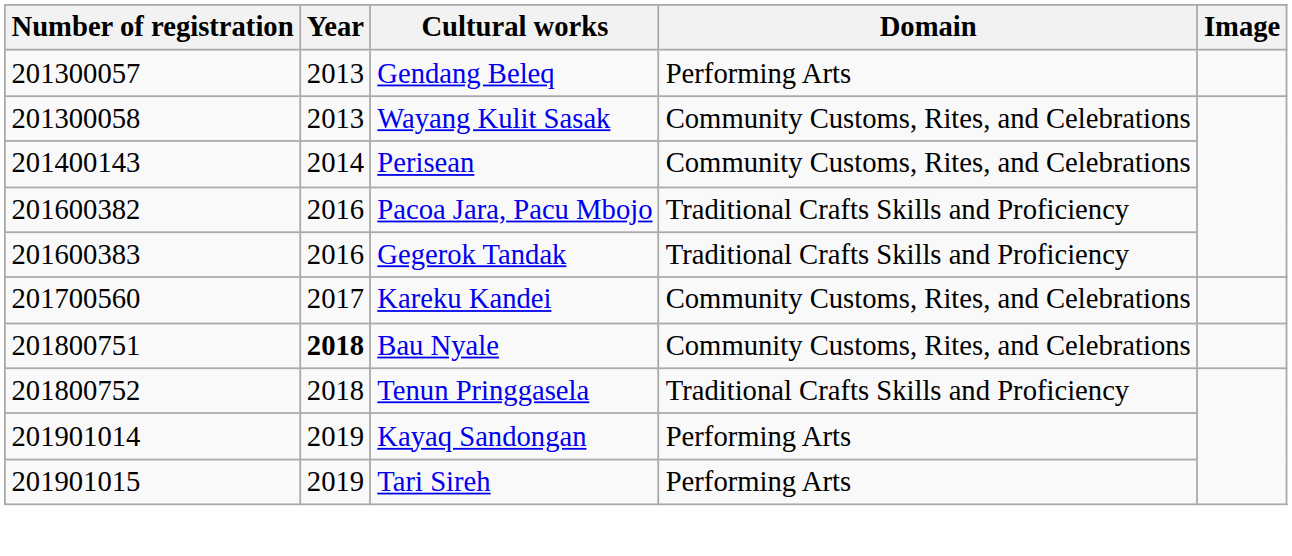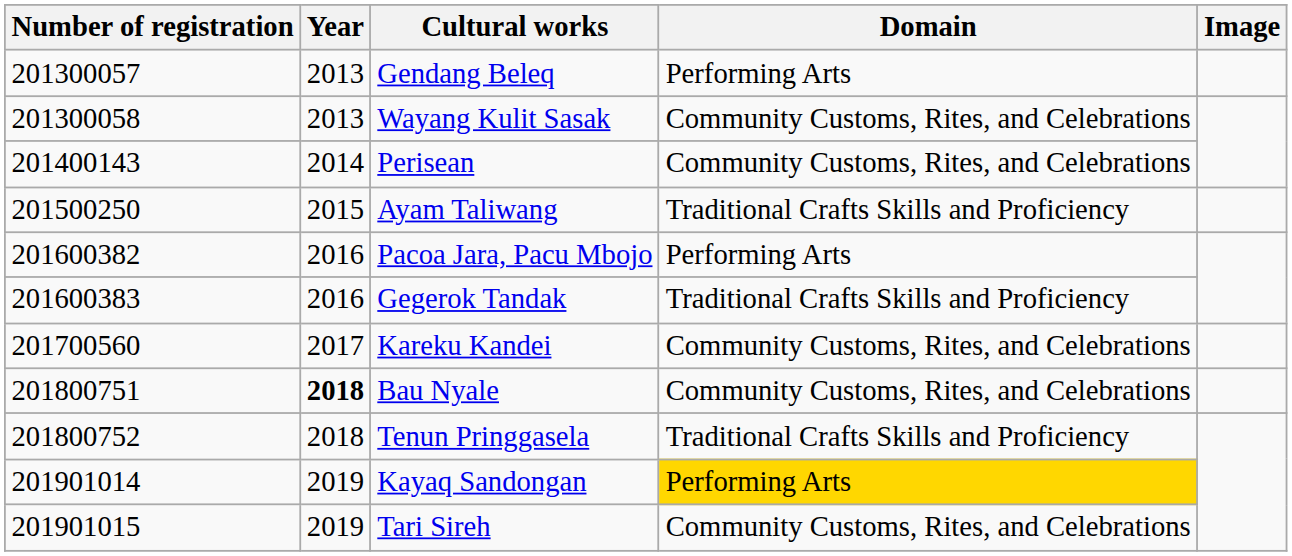+ row: (467, 208)
(897, 208) Traditional Crafts Skills and Proficiency -> (758, 254) Performing Arts
(758, 436) no background -> (758, 481) gold background
(758, 481) Performing Arts -> (928, 526) Community Customs, Rites, and Celebrations
